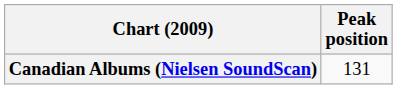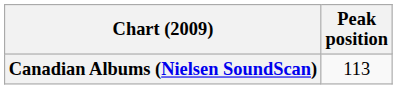(357, 68) 131 -> (357, 68) 113
